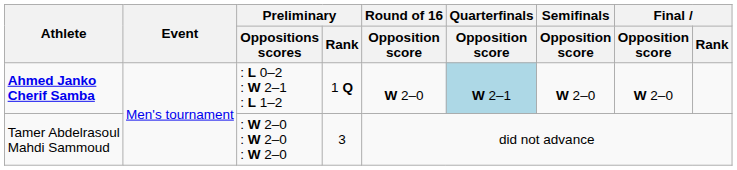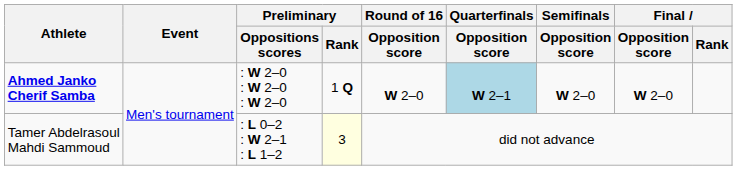(264, 88) : L 0–2 : W 2–1 : L 1–2 -> (264, 88) : W 2–0 : W 2–0 : W 2–0
(264, 140) : W 2–0 : W 2–0 : W 2–0 -> (264, 140) : L 0–2 : W 2–1 : L 1–2
(342, 140) no background -> (342, 140) lightyellow background
